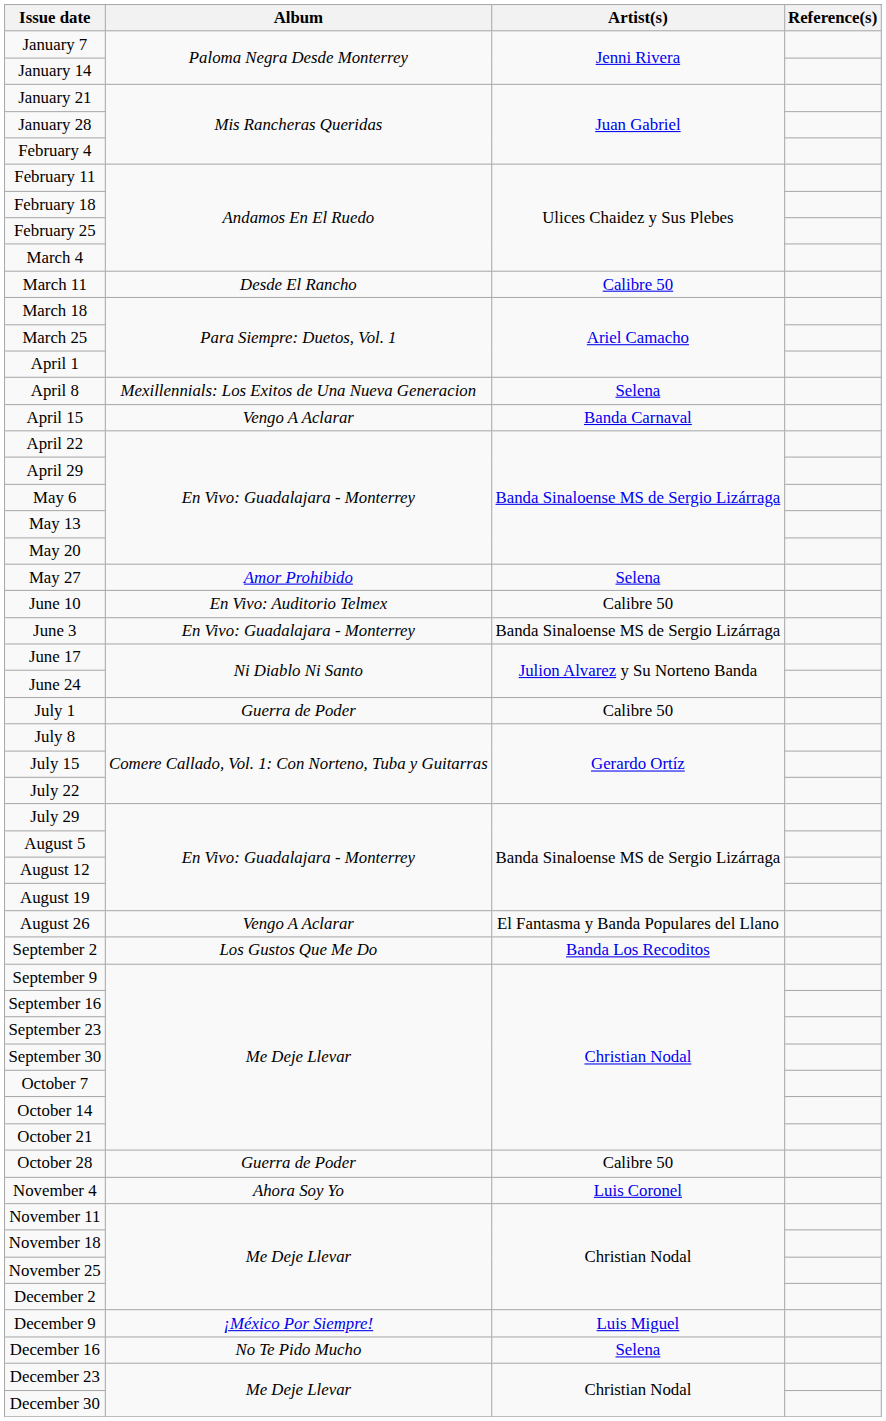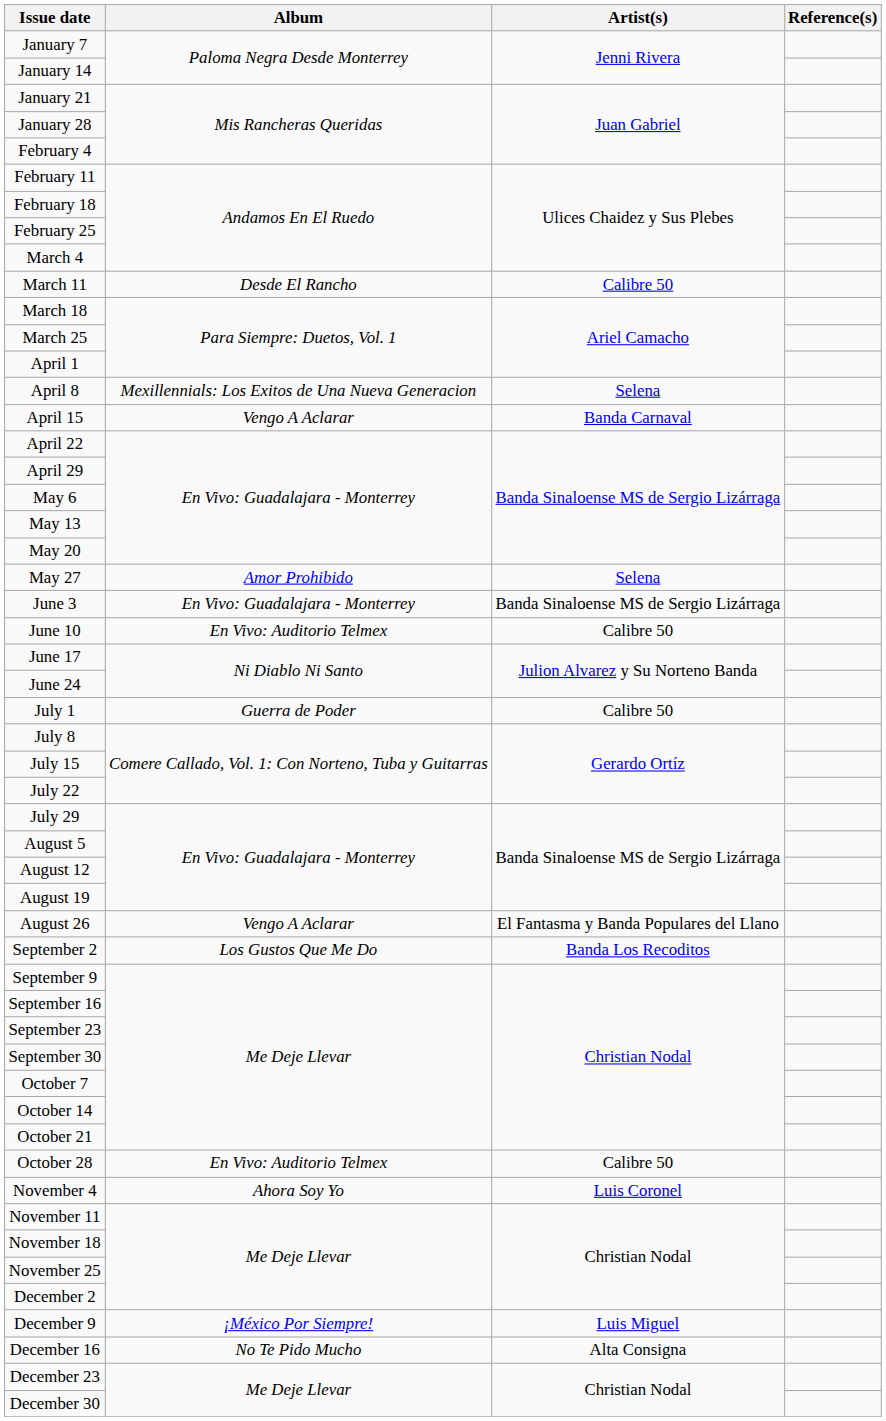rows swapped: (55, 630) <-> (55, 603)
(298, 1163) Guerra de Poder -> (298, 1163) En Vivo: Auditorio Telmex
(638, 1350) Selena -> (638, 1350) Alta Consigna
